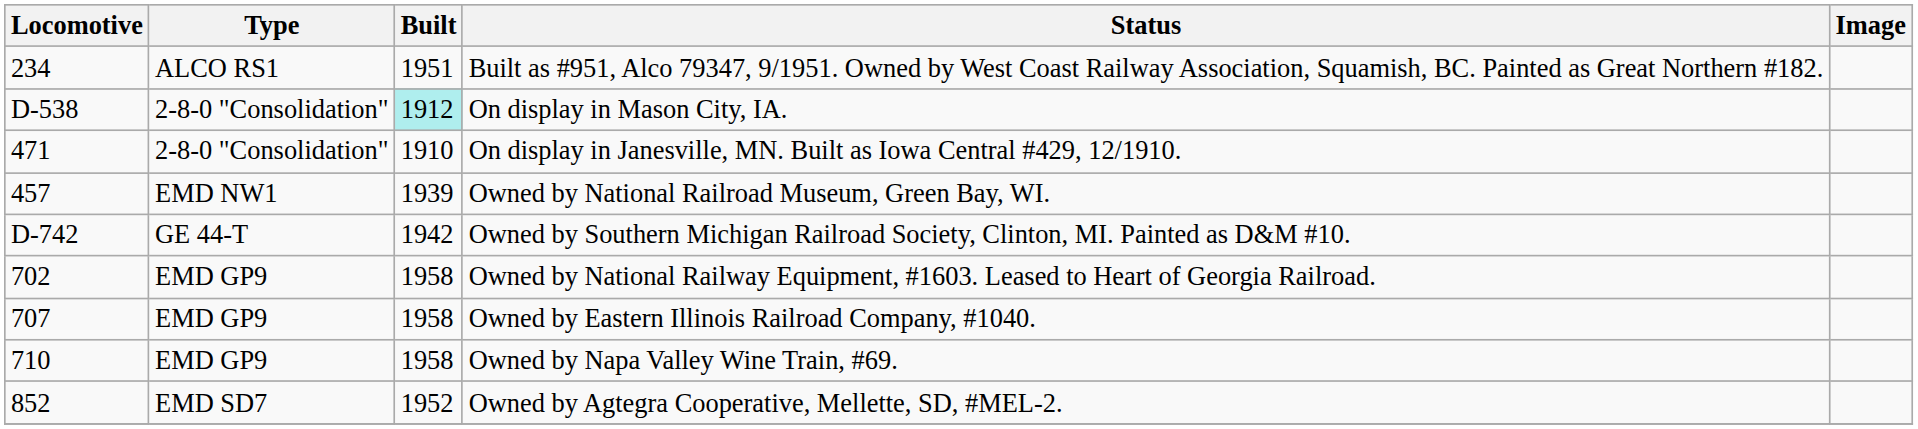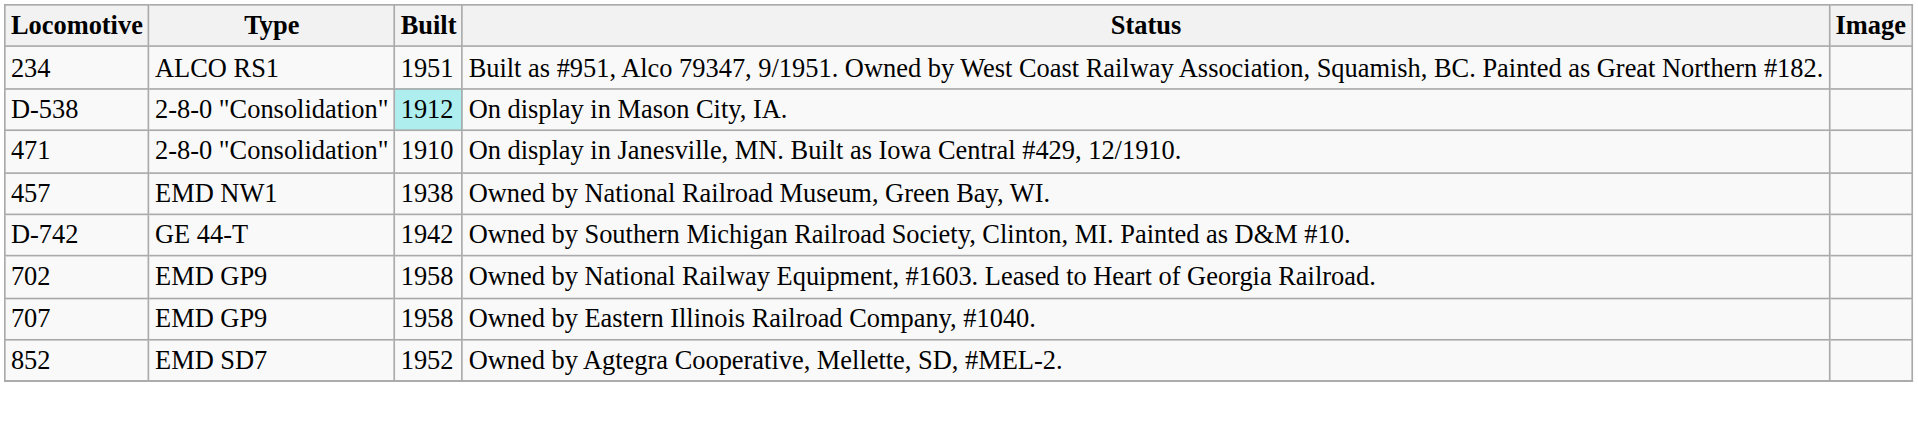(427, 192) 1939 -> (427, 192) 1938
- row: (683, 360)
